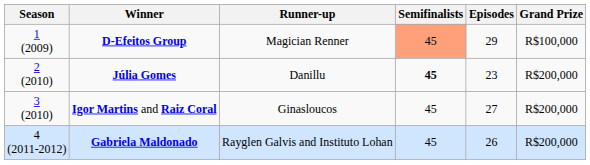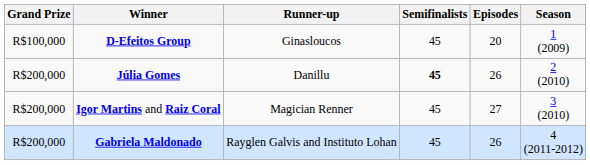columns swapped: (37, 14) <-> (551, 14)
(307, 41) Magician Renner -> (311, 41) Ginasloucos
(431, 41) lightsalmon background -> (435, 41) no background
(491, 41) 29 -> (496, 41) 20
(491, 75) 23 -> (496, 75) 26
(307, 109) Ginasloucos -> (311, 109) Magician Renner
